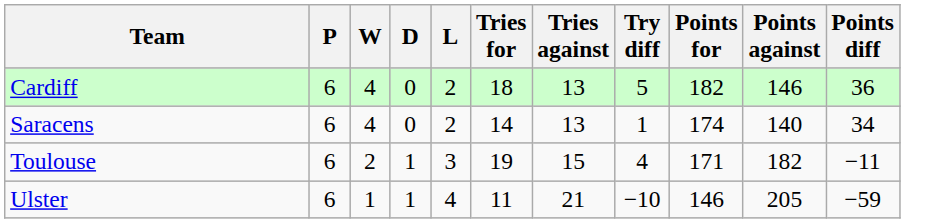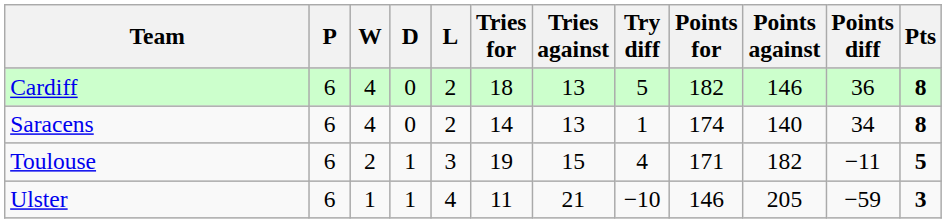+ column: (921, 36)
